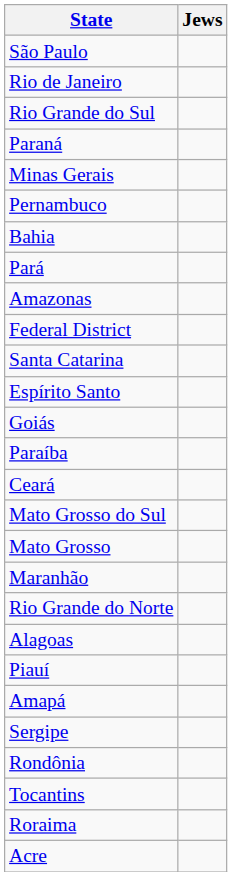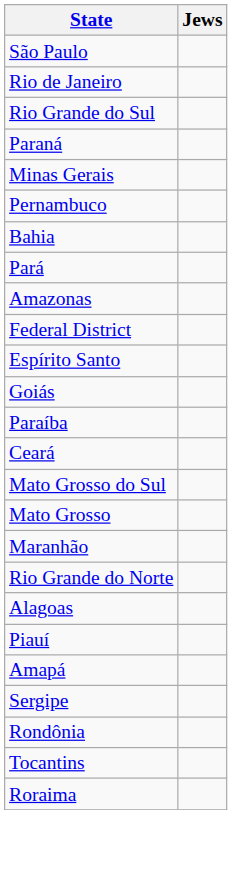- row: (66, 360)
- row: (28, 855)
